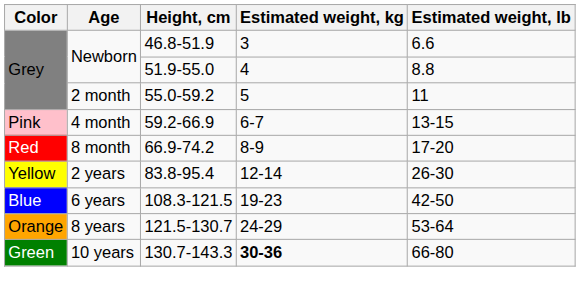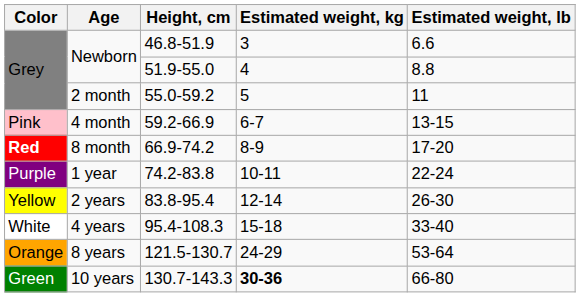(23, 148) normal -> (24, 148) bold
+ row: (94, 174)
+ row: (98, 226)
- row: (98, 200)
